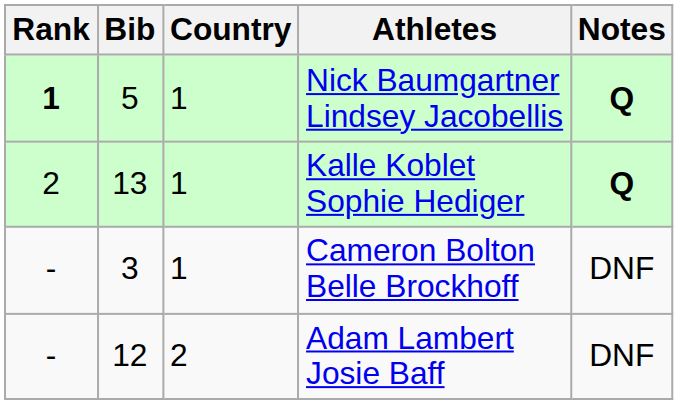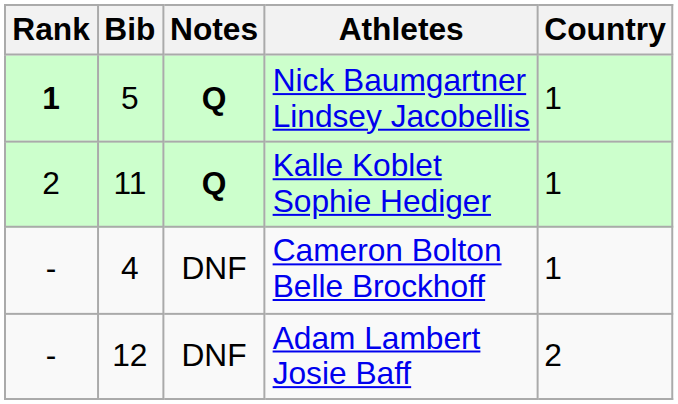columns swapped: (231, 29) <-> (622, 29)
(130, 183) 13 -> (130, 183) 11
(130, 269) 3 -> (130, 269) 4
